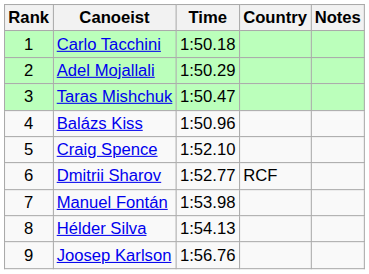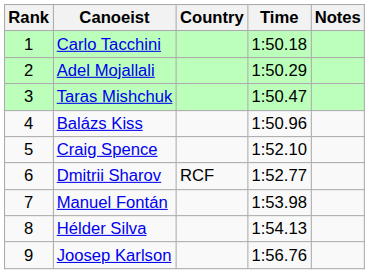columns swapped: (275, 17) <-> (208, 17)
